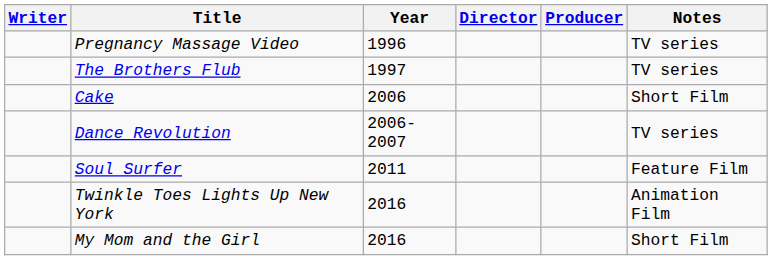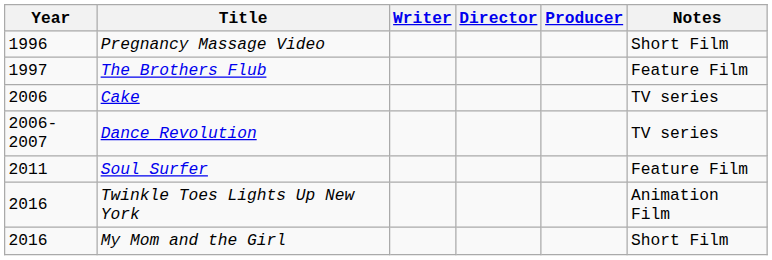columns swapped: (409, 18) <-> (38, 18)
(675, 44) TV series -> (680, 44) Short Film
(675, 71) TV series -> (689, 71) Feature Film
(680, 97) Short Film -> (675, 97) TV series
